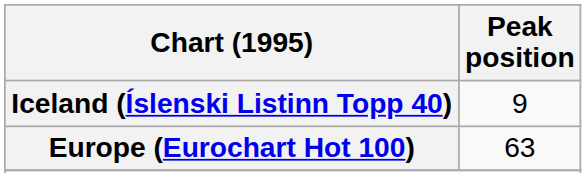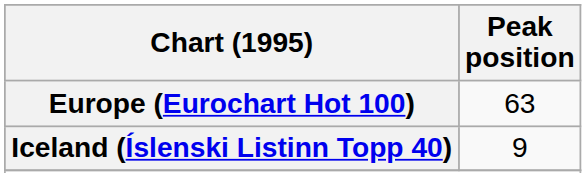rows swapped: (232, 147) <-> (232, 103)
